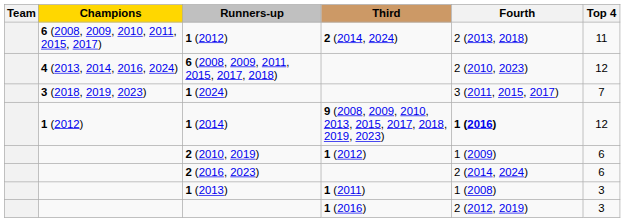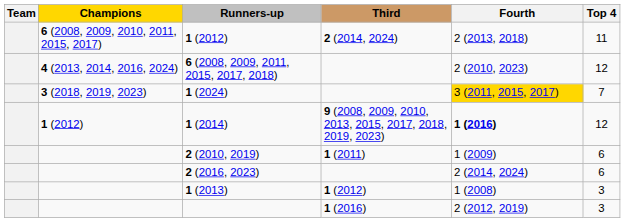(506, 93) no background -> (506, 93) gold background
(345, 154) 1 (2012) -> (345, 154) 1 (2011)
(345, 190) 1 (2011) -> (345, 190) 1 (2012)
